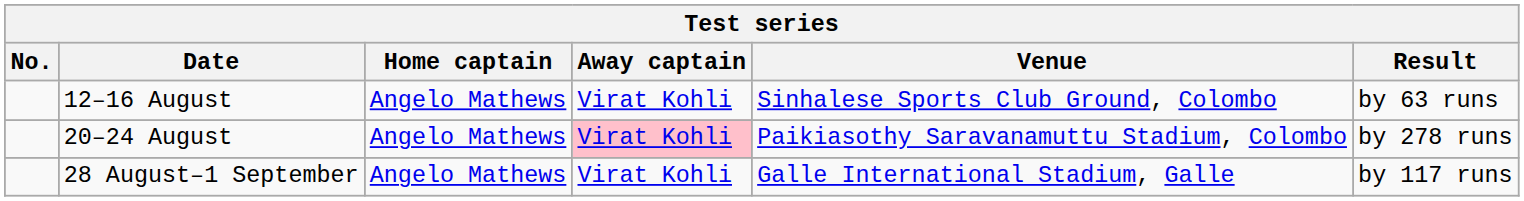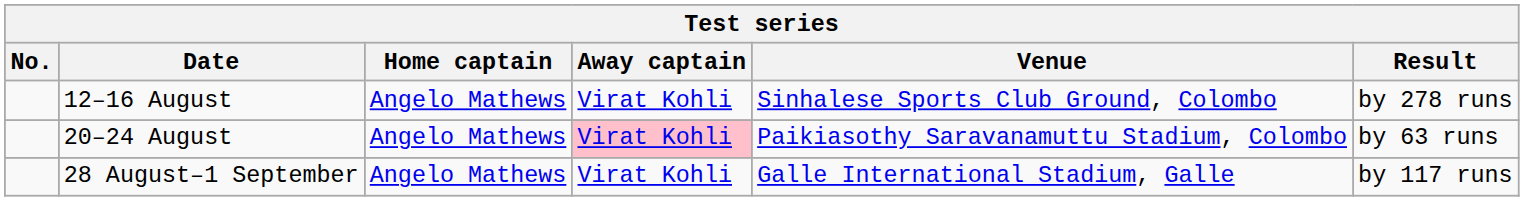(1428, 100) by 63 runs -> (1435, 100) by 278 runs
(1435, 138) by 278 runs -> (1428, 138) by 63 runs
